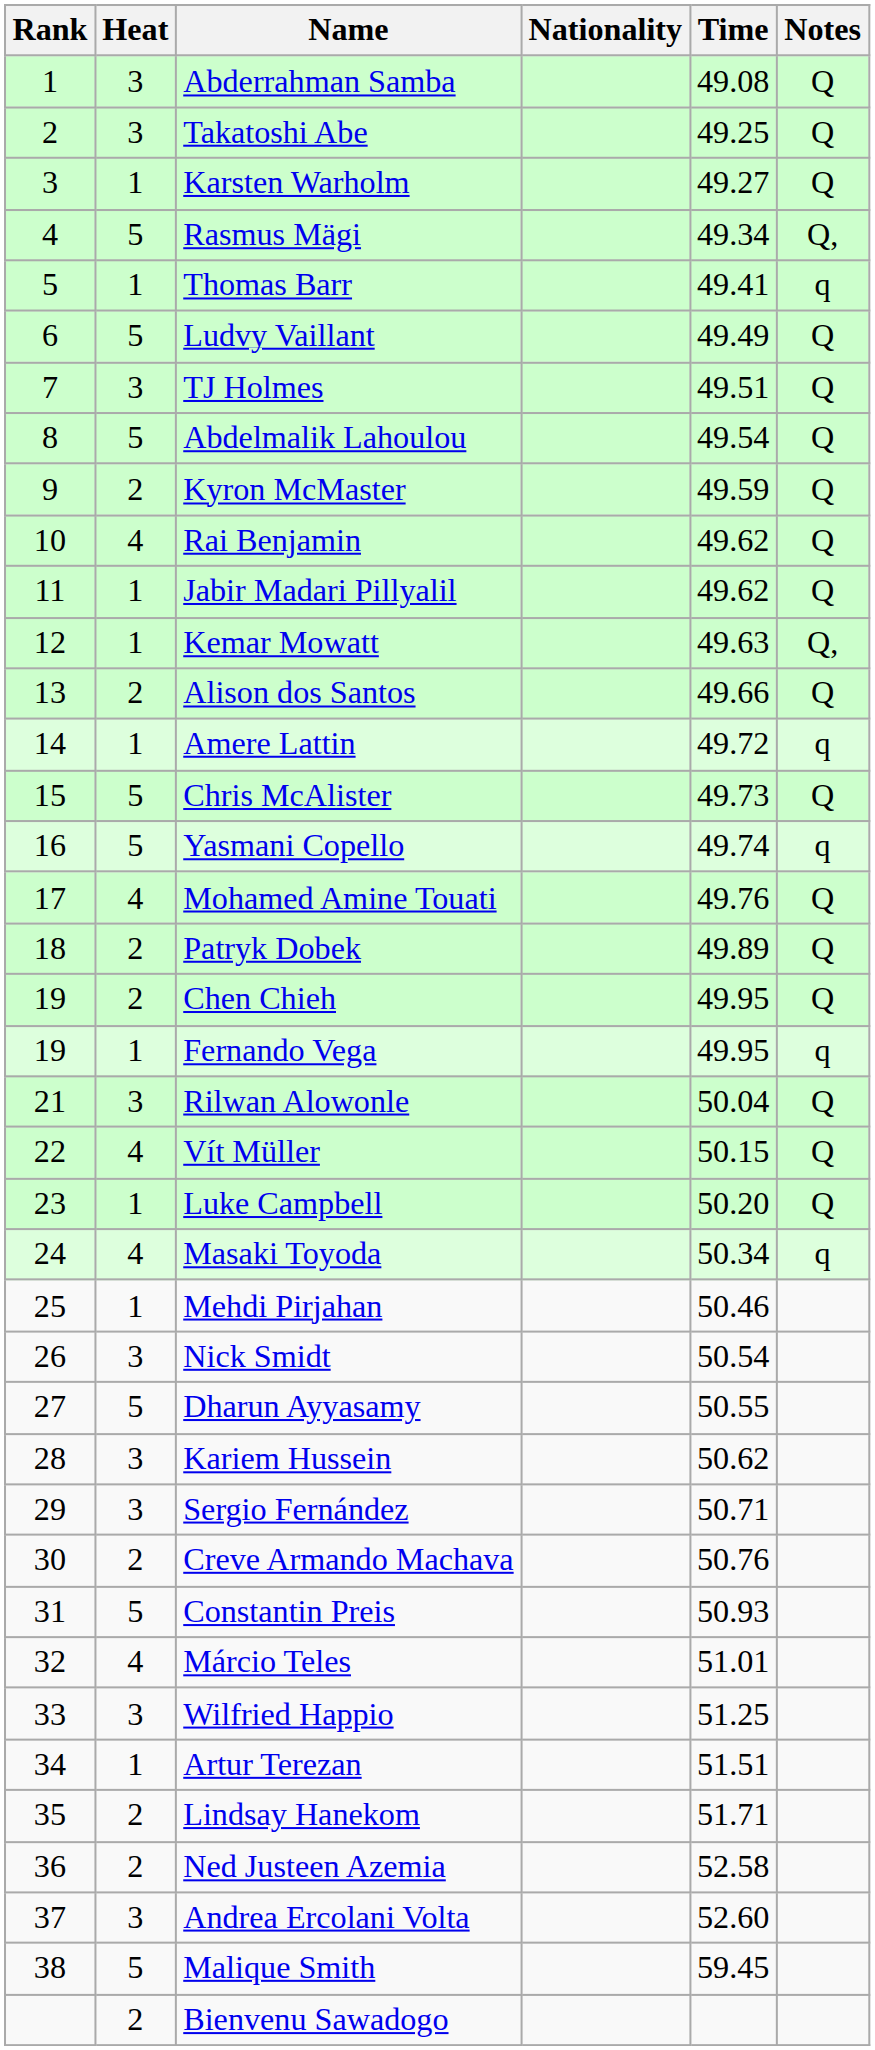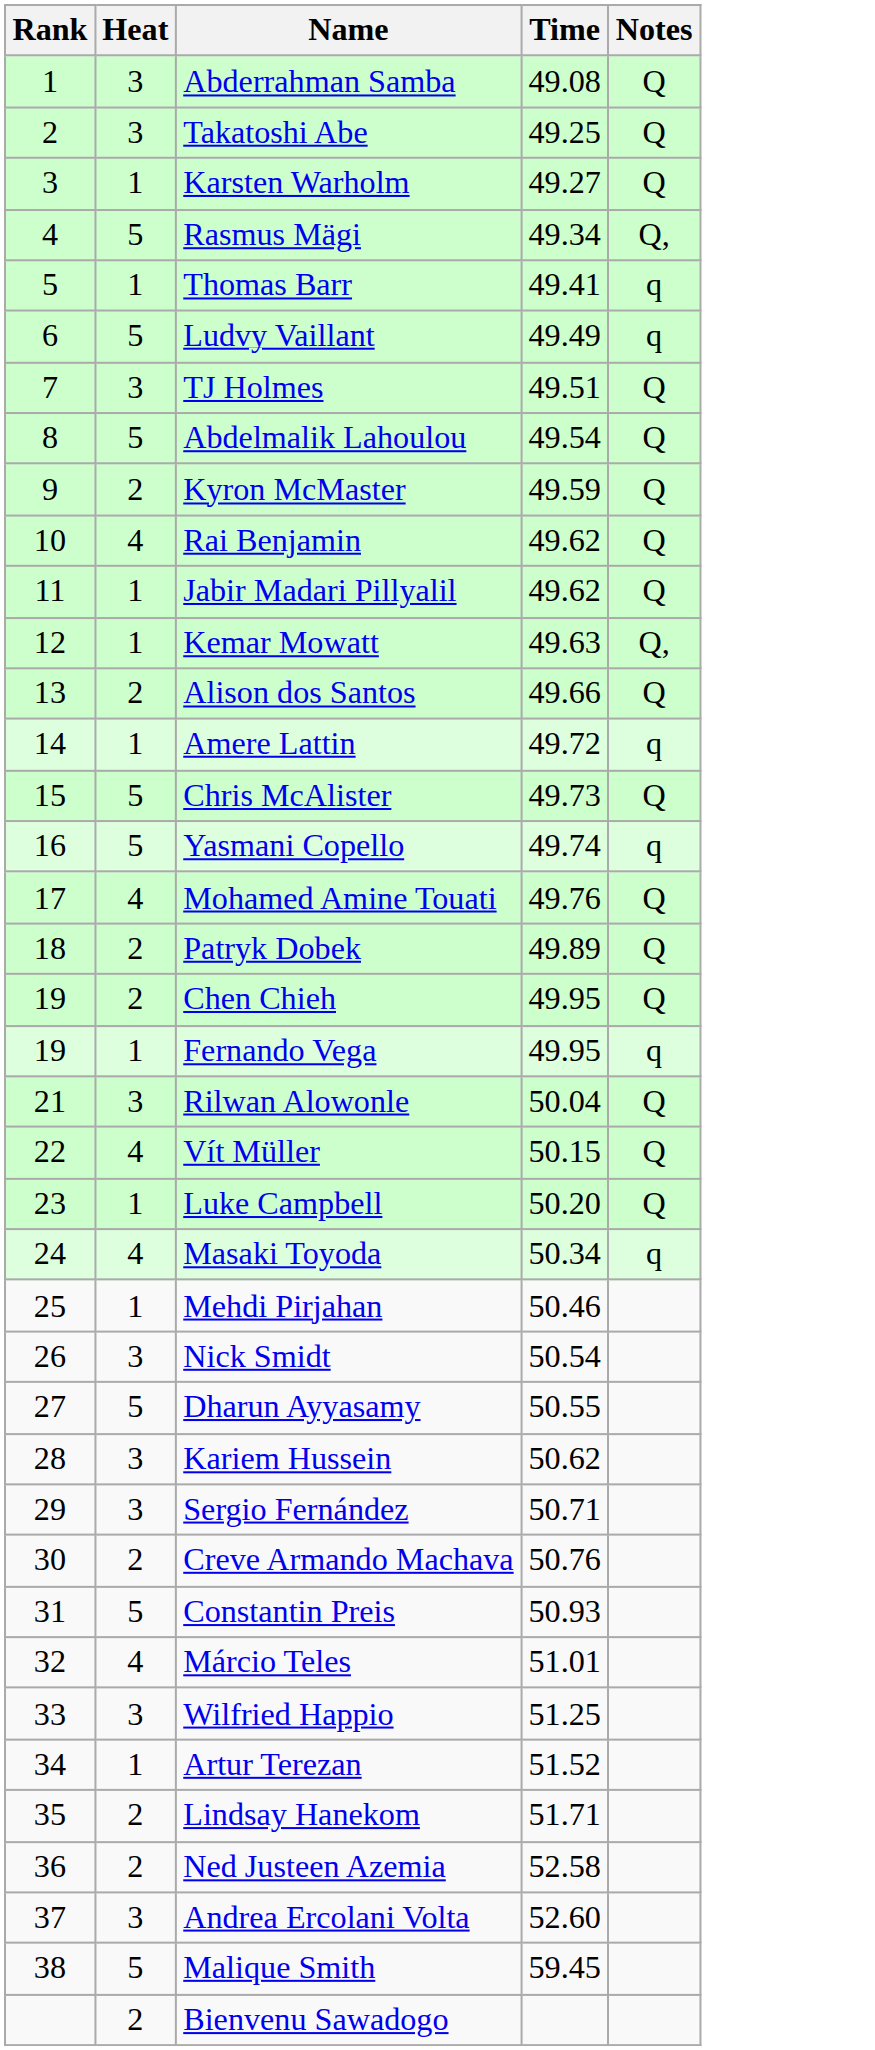- column: (605, 30)
(823, 336) Q -> (654, 336) q
(733, 1764) 51.51 -> (565, 1764) 51.52
